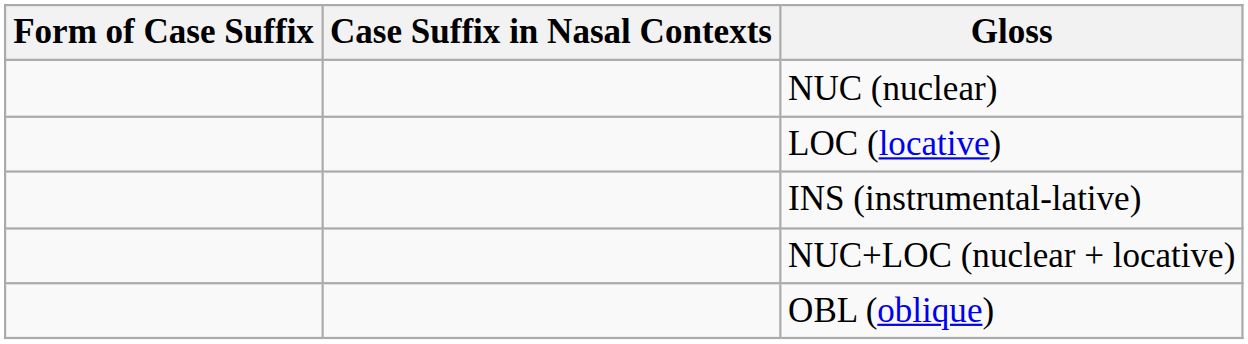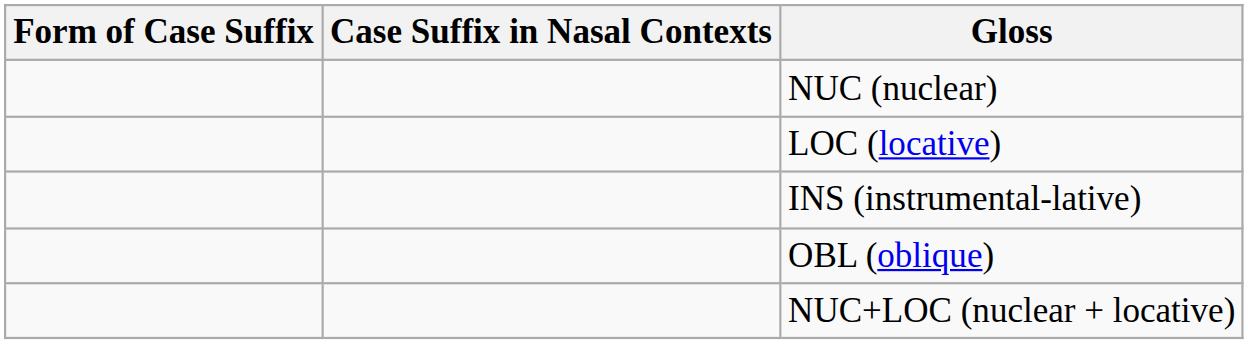rows swapped: (891, 310) <-> (1012, 254)
